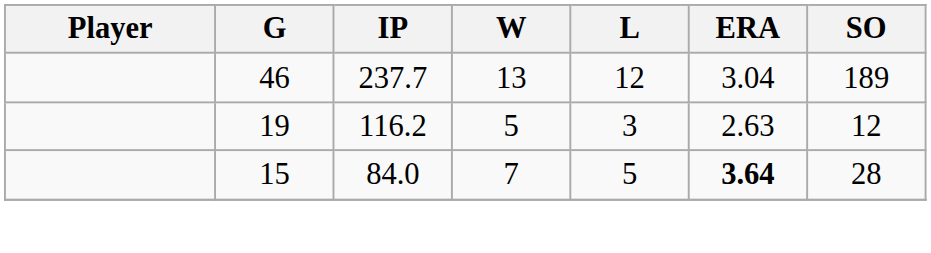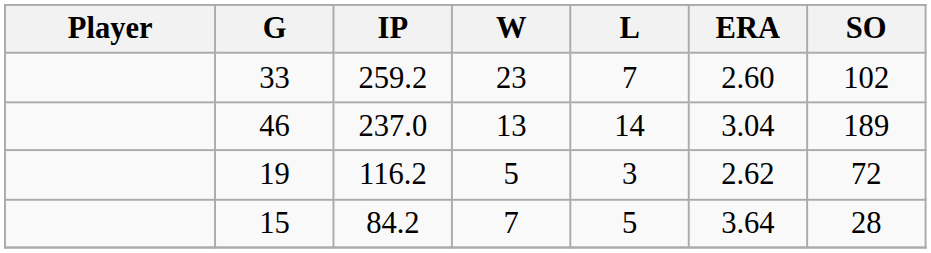+ row: (275, 77)
(393, 77) 237.7 -> (393, 125) 237.0
(630, 77) 12 -> (630, 125) 14
(748, 125) 2.63 -> (748, 174) 2.62
(866, 125) 12 -> (866, 174) 72
(393, 174) 84.0 -> (393, 222) 84.2
(748, 174) bold -> (748, 222) normal
